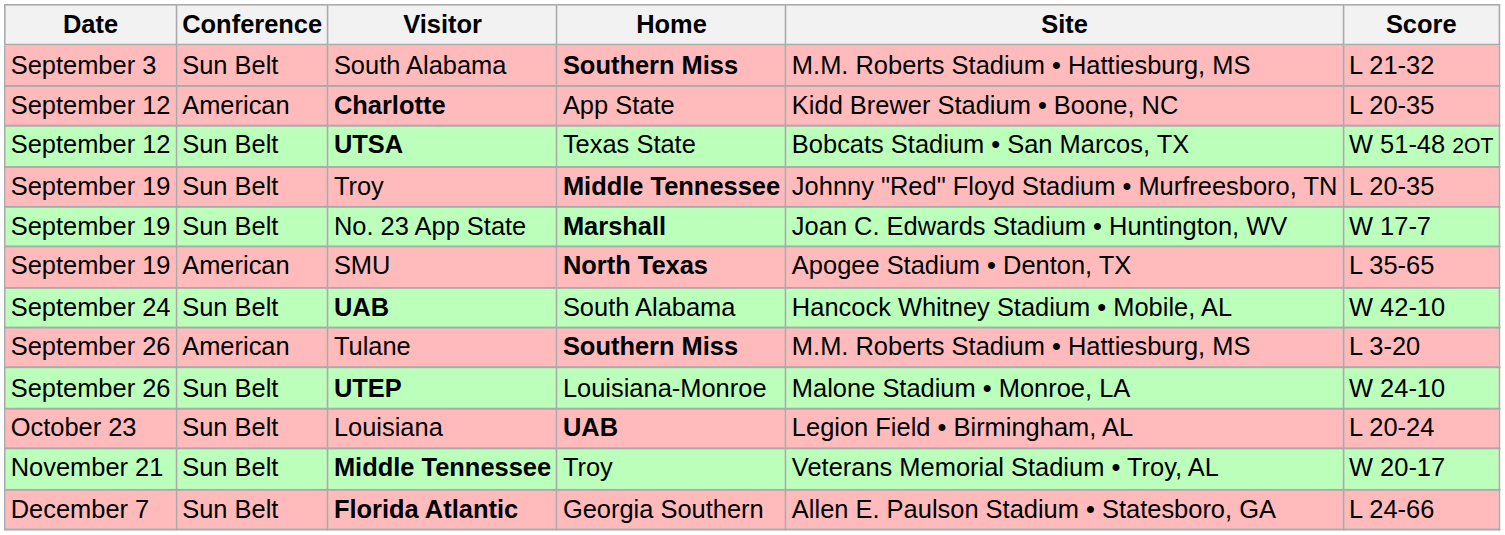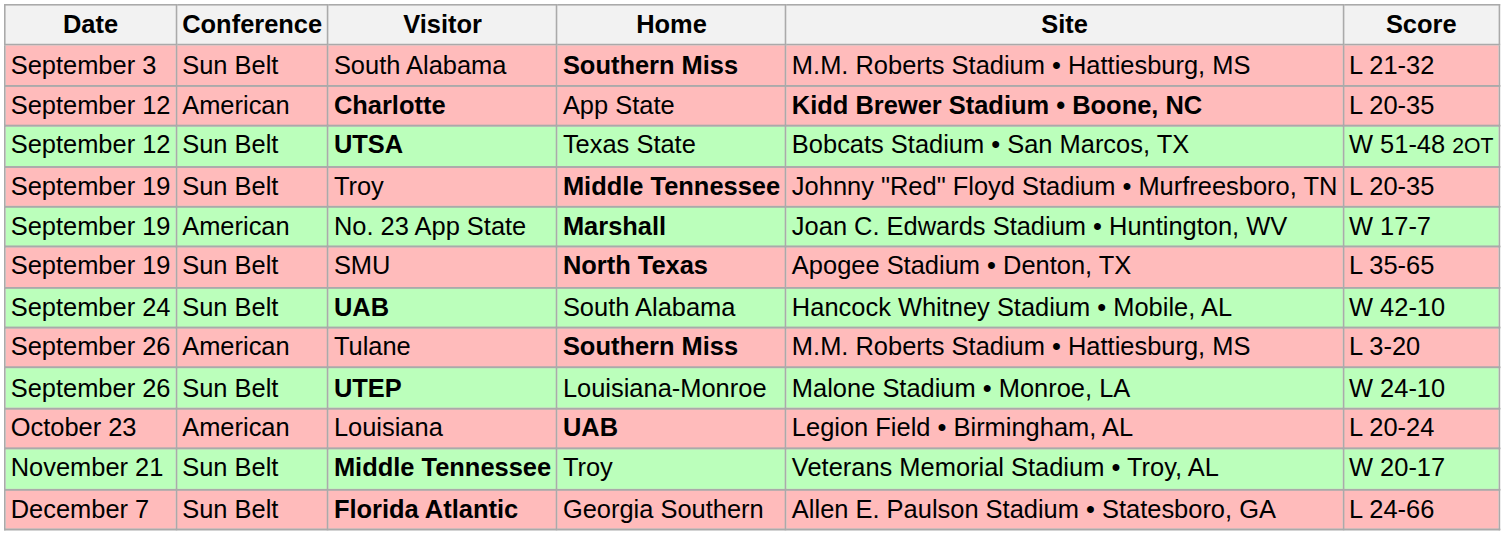(985, 105) normal -> (997, 105) bold
(230, 226) Sun Belt -> (236, 226) American
(236, 266) American -> (230, 266) Sun Belt
(230, 428) Sun Belt -> (236, 428) American
